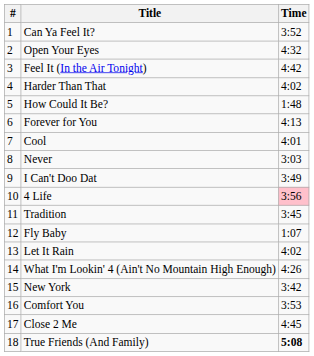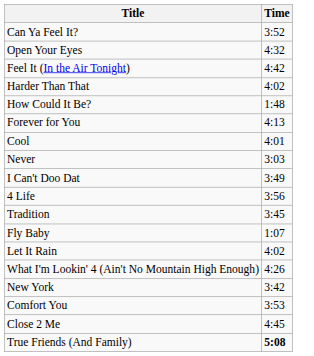- column: (13, 13)
(291, 196) pink background -> (275, 196) no background
